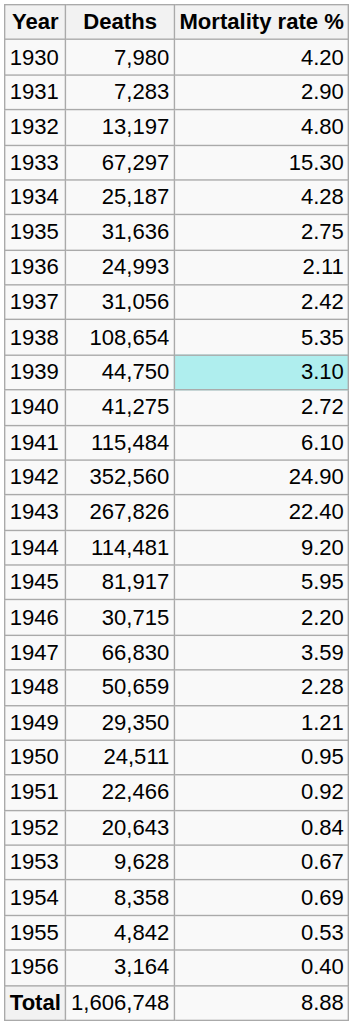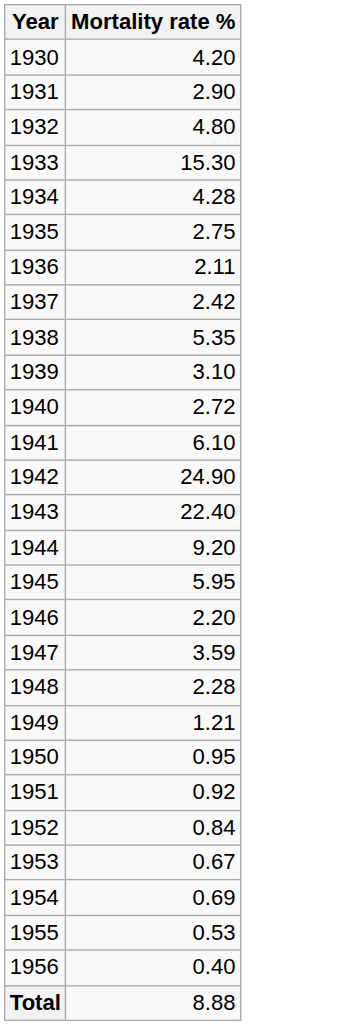- column: (120, 22)
(322, 372) paleturquoise background -> (214, 372) no background
